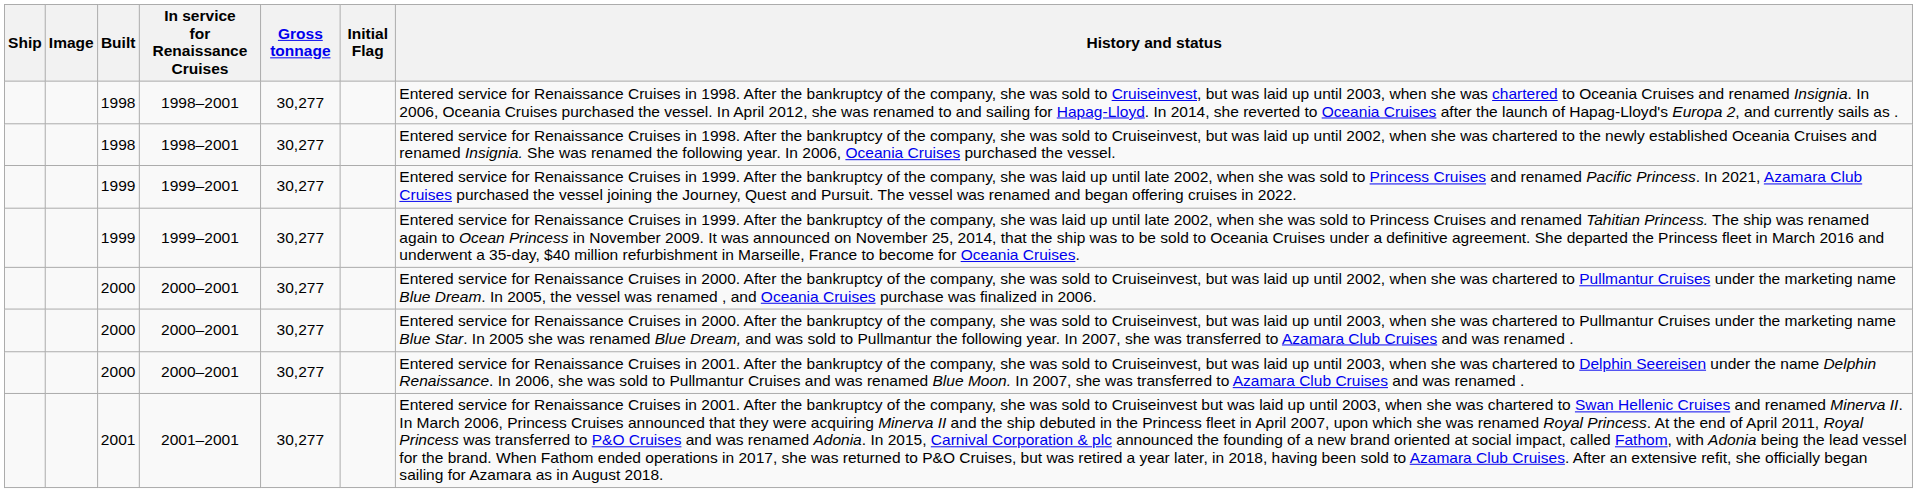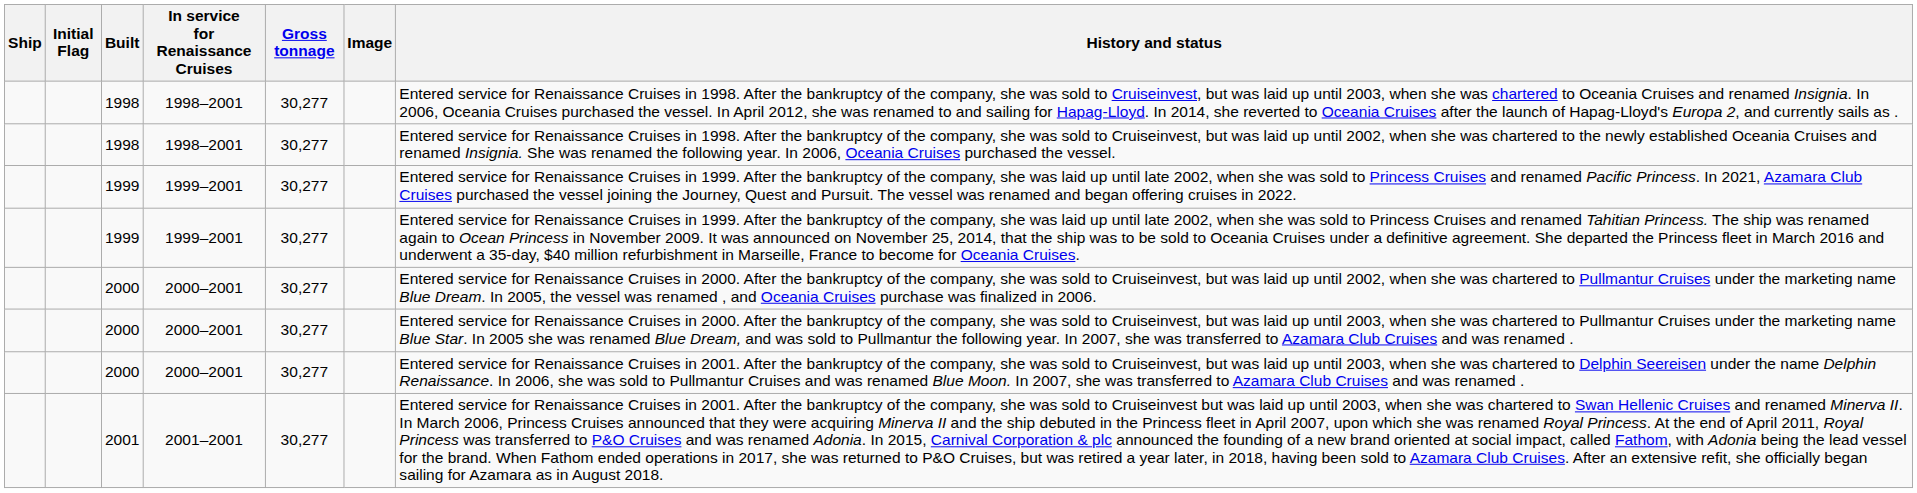columns swapped: (71, 42) <-> (368, 42)
